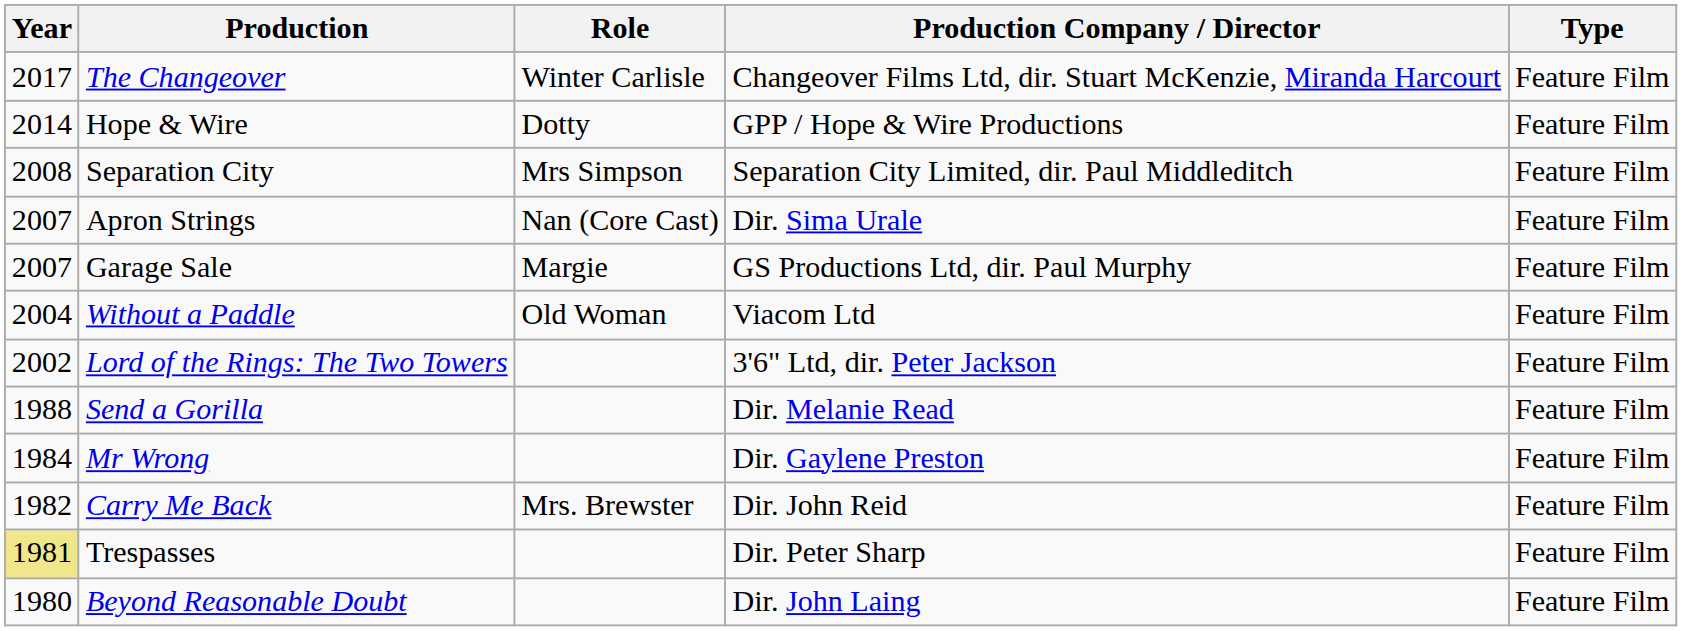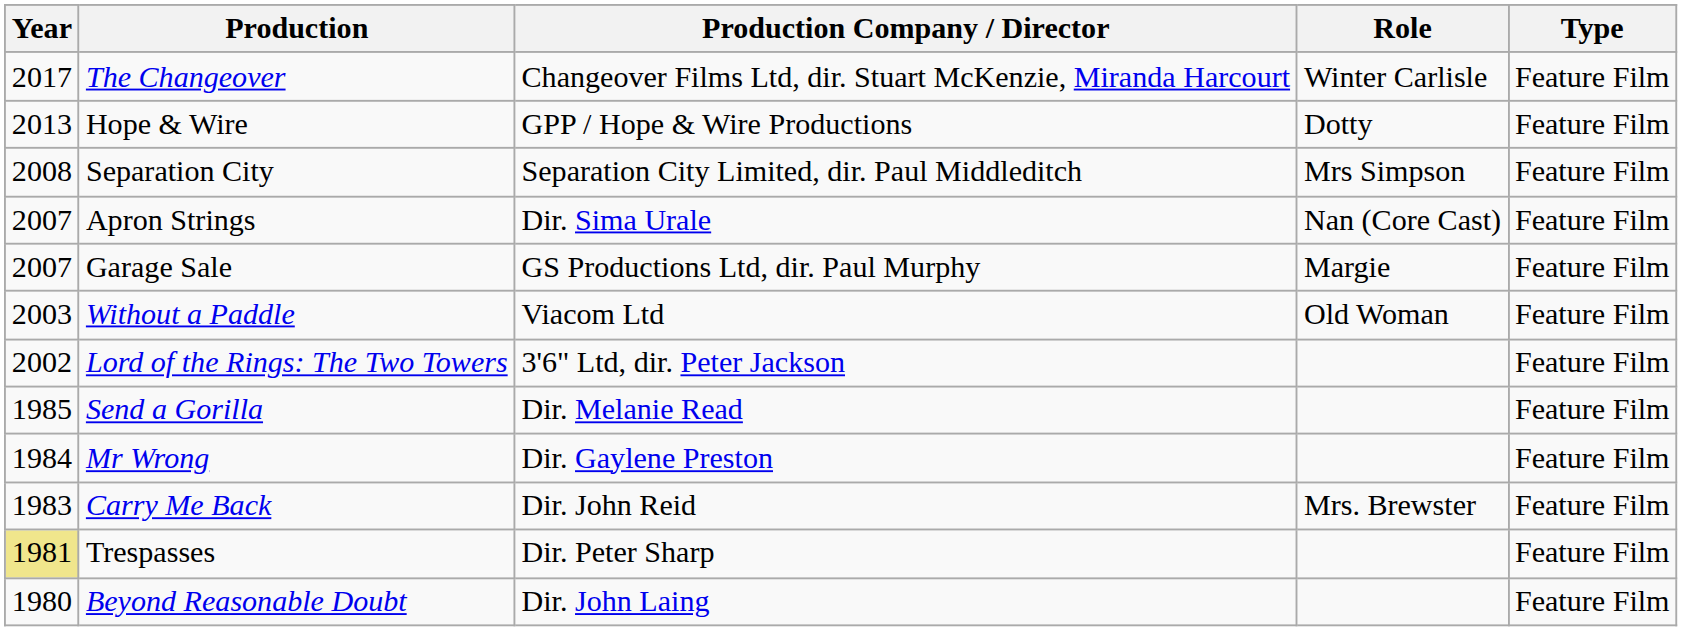columns swapped: (620, 28) <-> (1117, 28)
(42, 123) 2014 -> (42, 123) 2013
(42, 314) 2004 -> (42, 314) 2003
(42, 409) 1988 -> (42, 409) 1985
(42, 505) 1982 -> (42, 505) 1983
